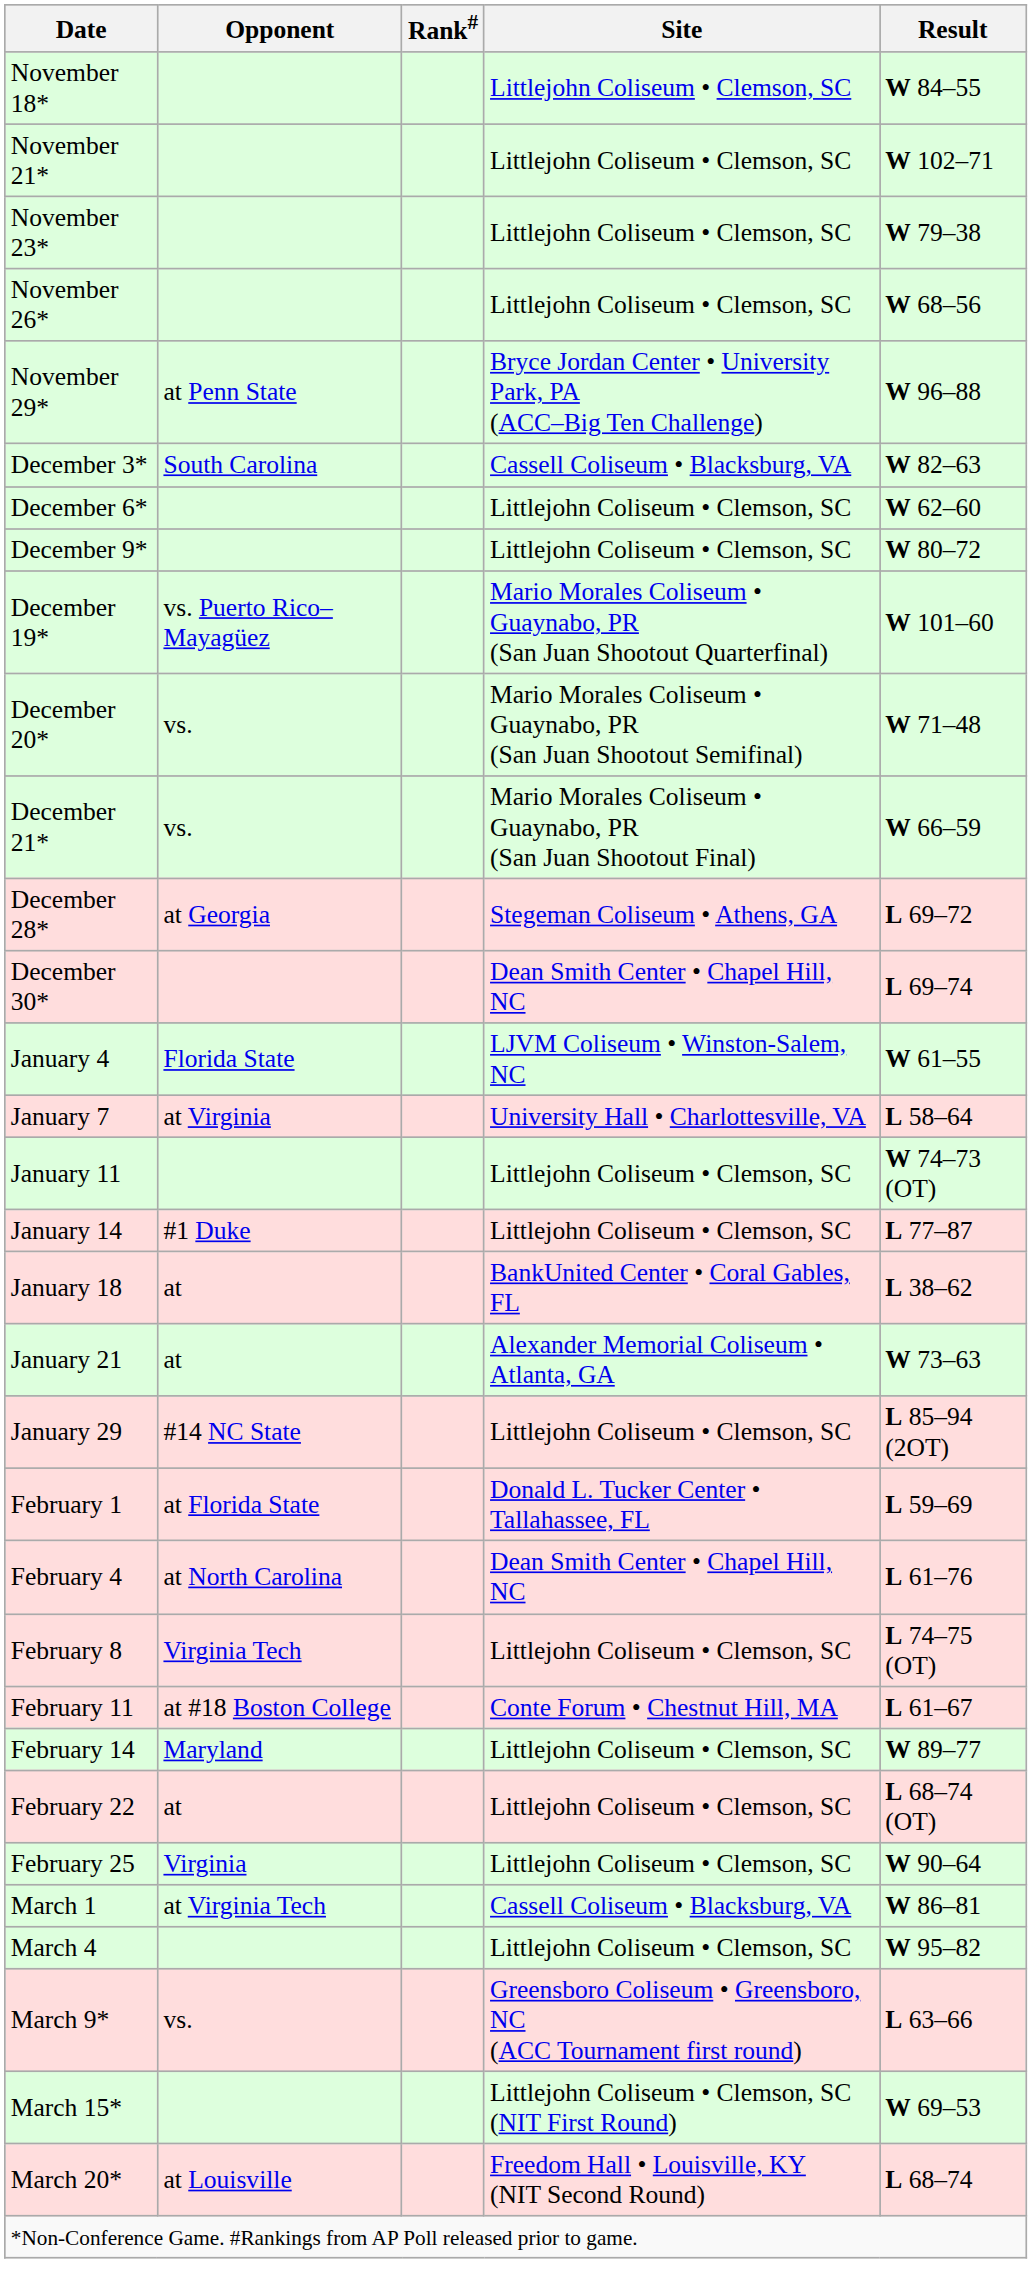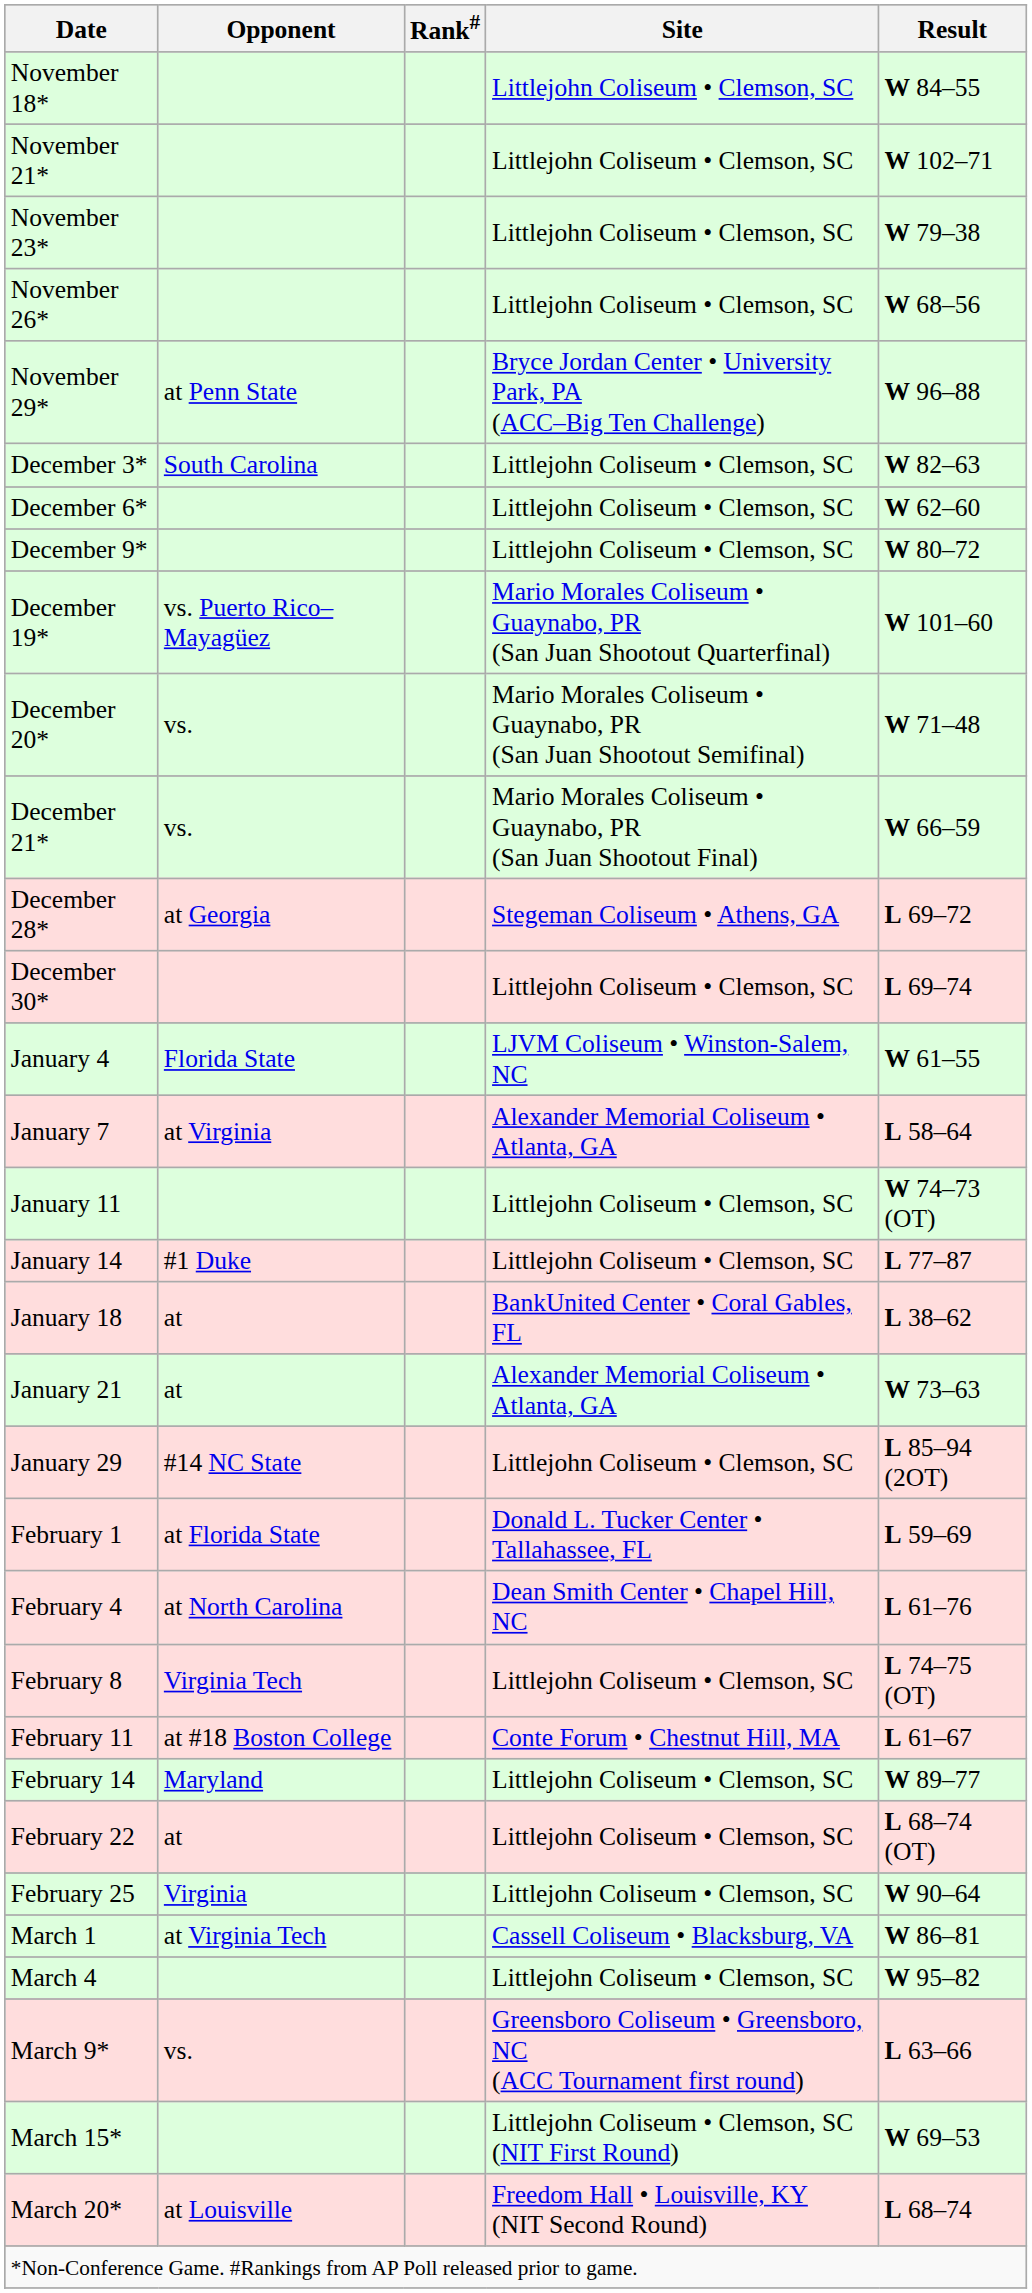(671, 464) Cassell Coliseum • Blacksburg, VA -> (673, 464) Littlejohn Coliseum • Clemson, SC
(661, 986) Dean Smith Center • Chapel Hill, NC -> (673, 986) Littlejohn Coliseum • Clemson, SC
(678, 1116) University Hall • Charlottesville, VA -> (658, 1131) Alexander Memorial Coliseum • Atlanta, GA
